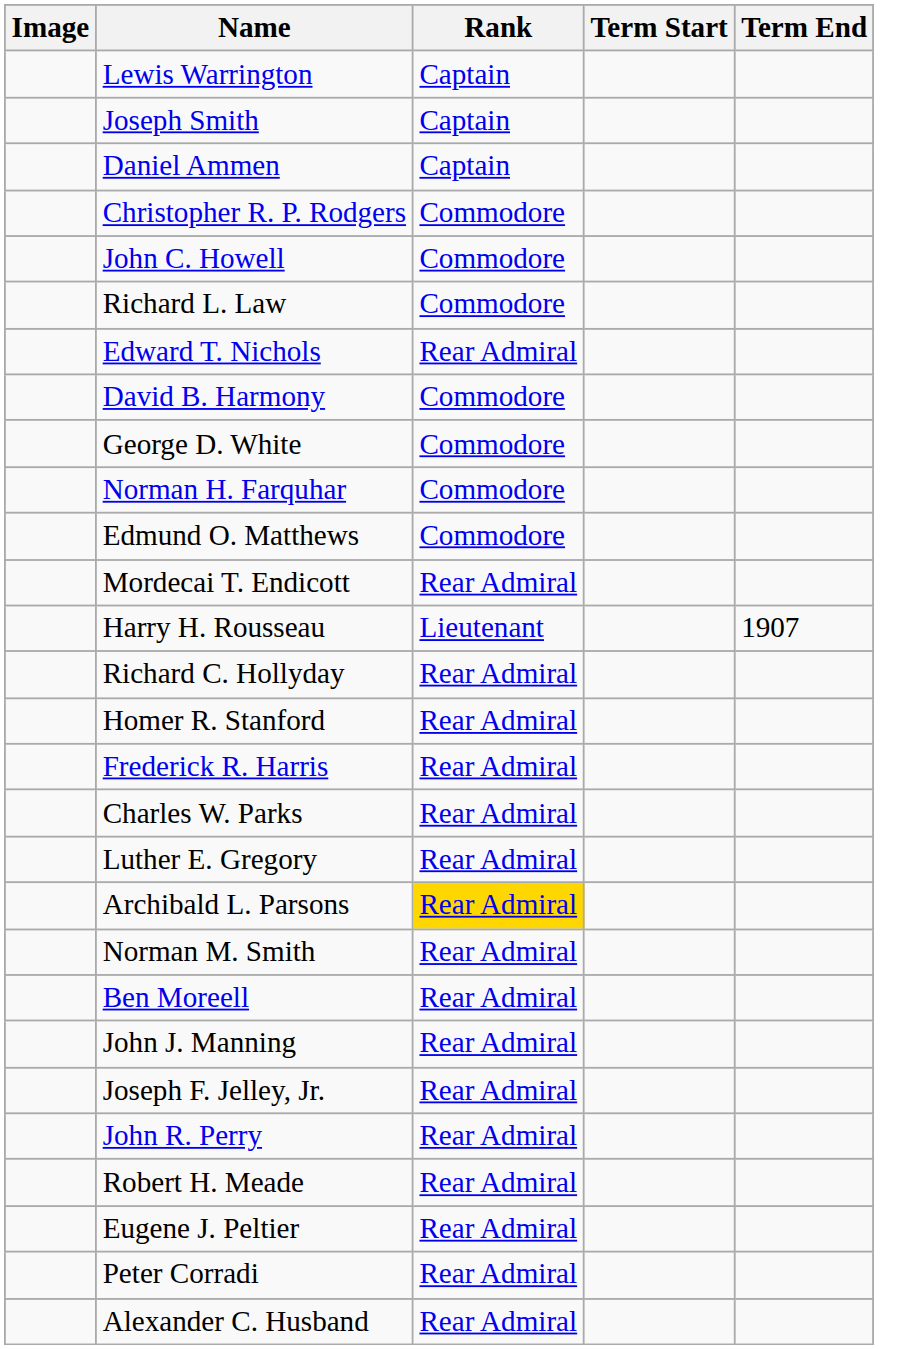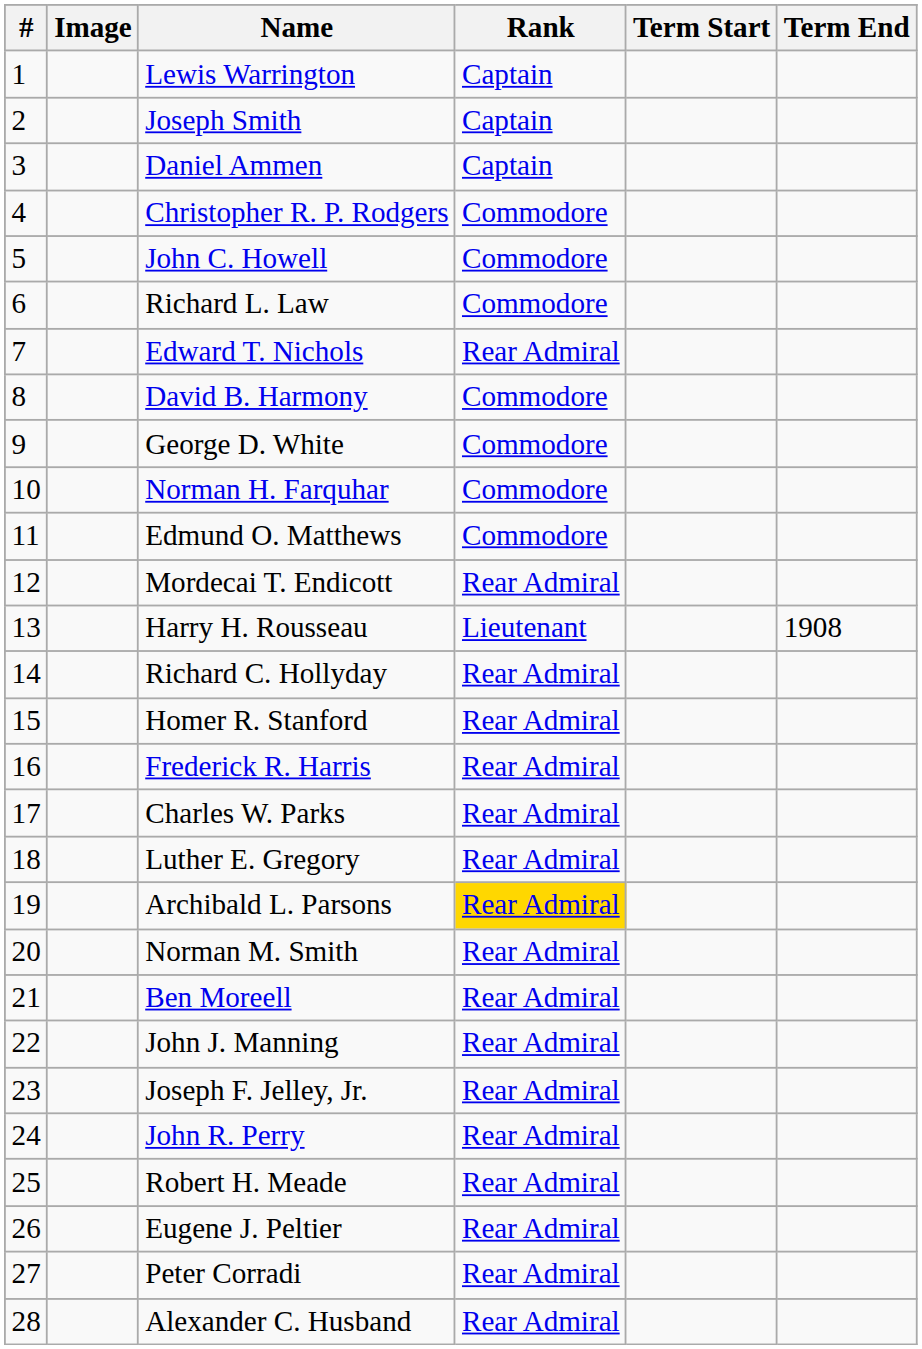+ column: (26, 27)
(770, 627) 1907 -> (813, 627) 1908
